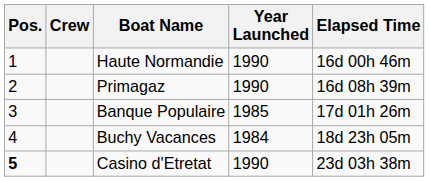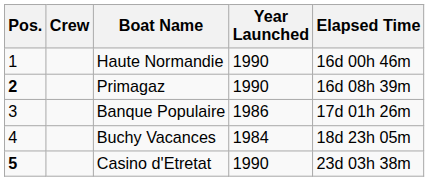(13, 86) normal -> (13, 86) bold
(251, 112) 1985 -> (251, 112) 1986
